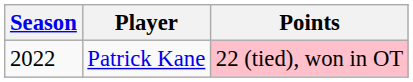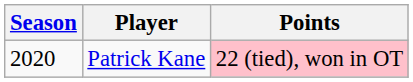(33, 58) 2022 -> (33, 58) 2020
